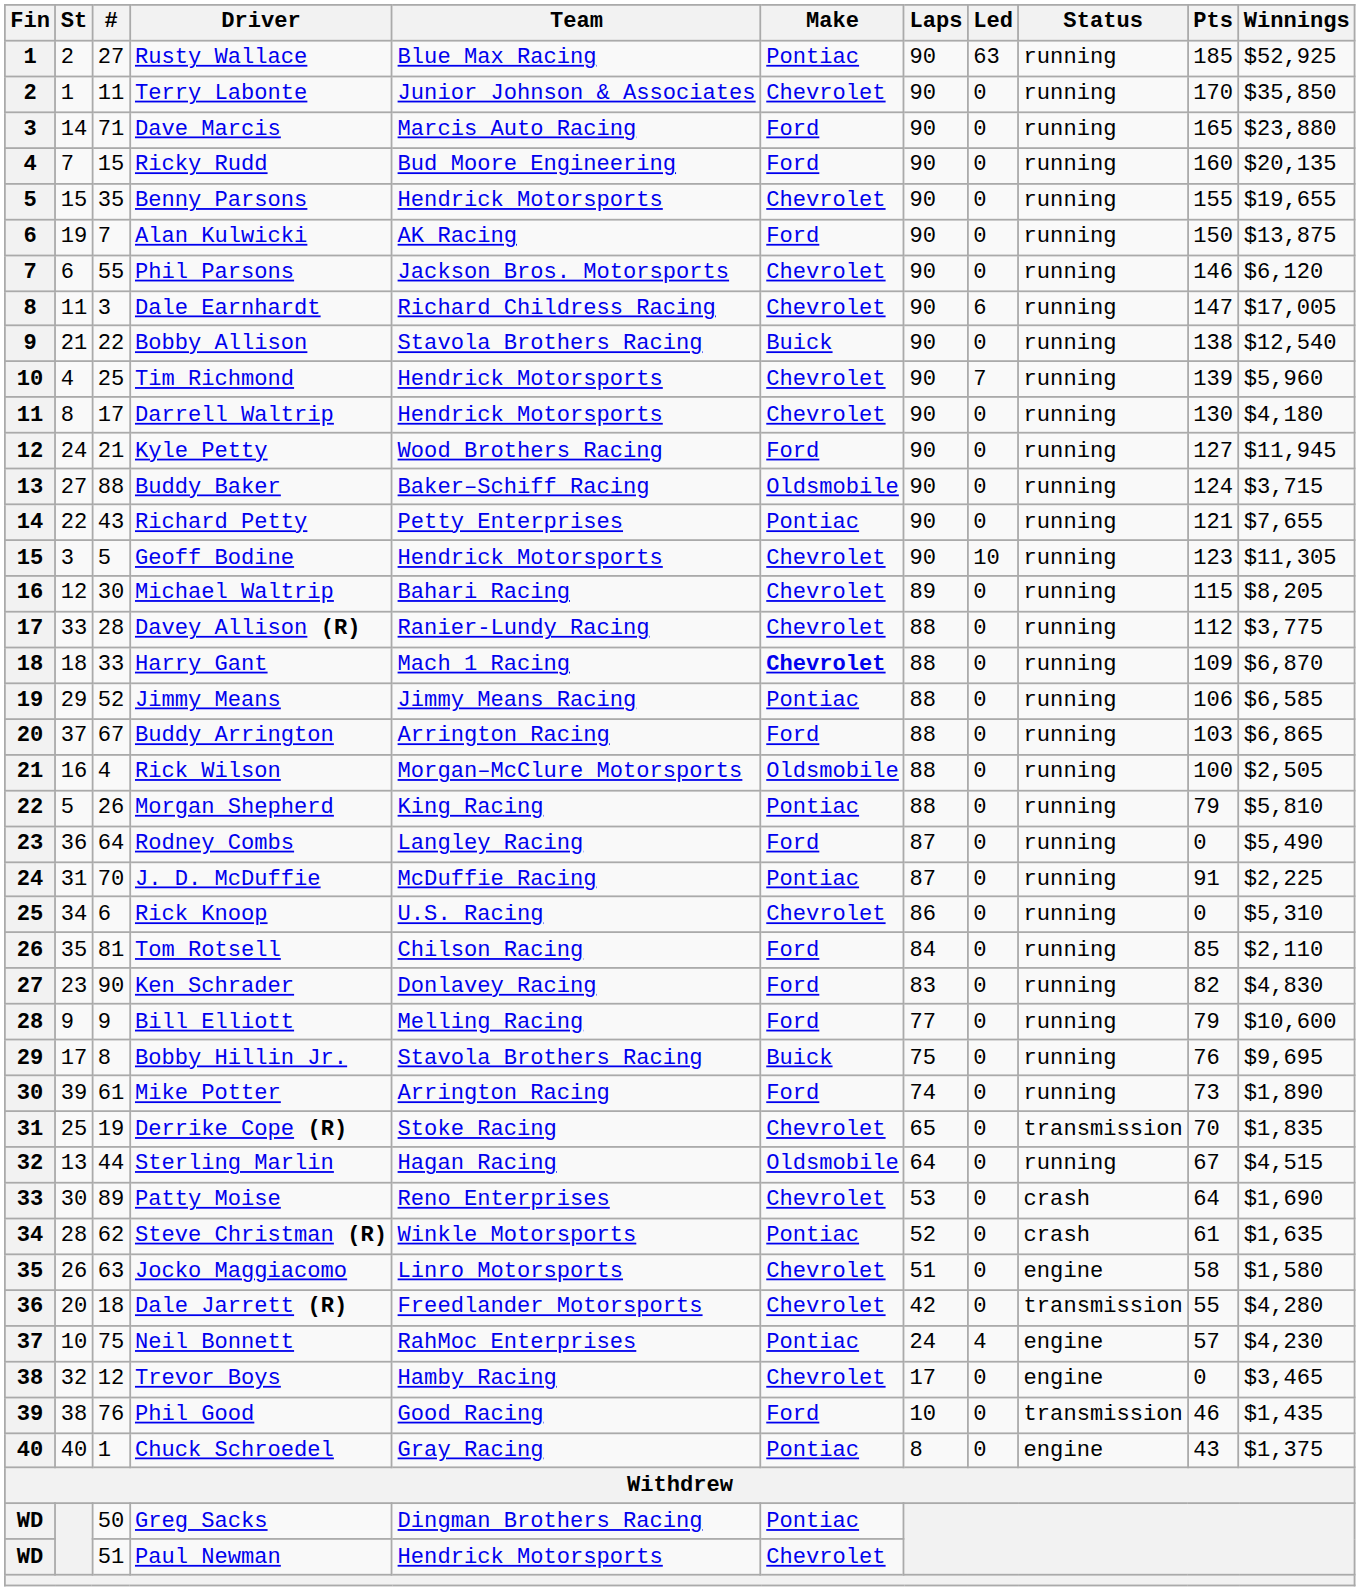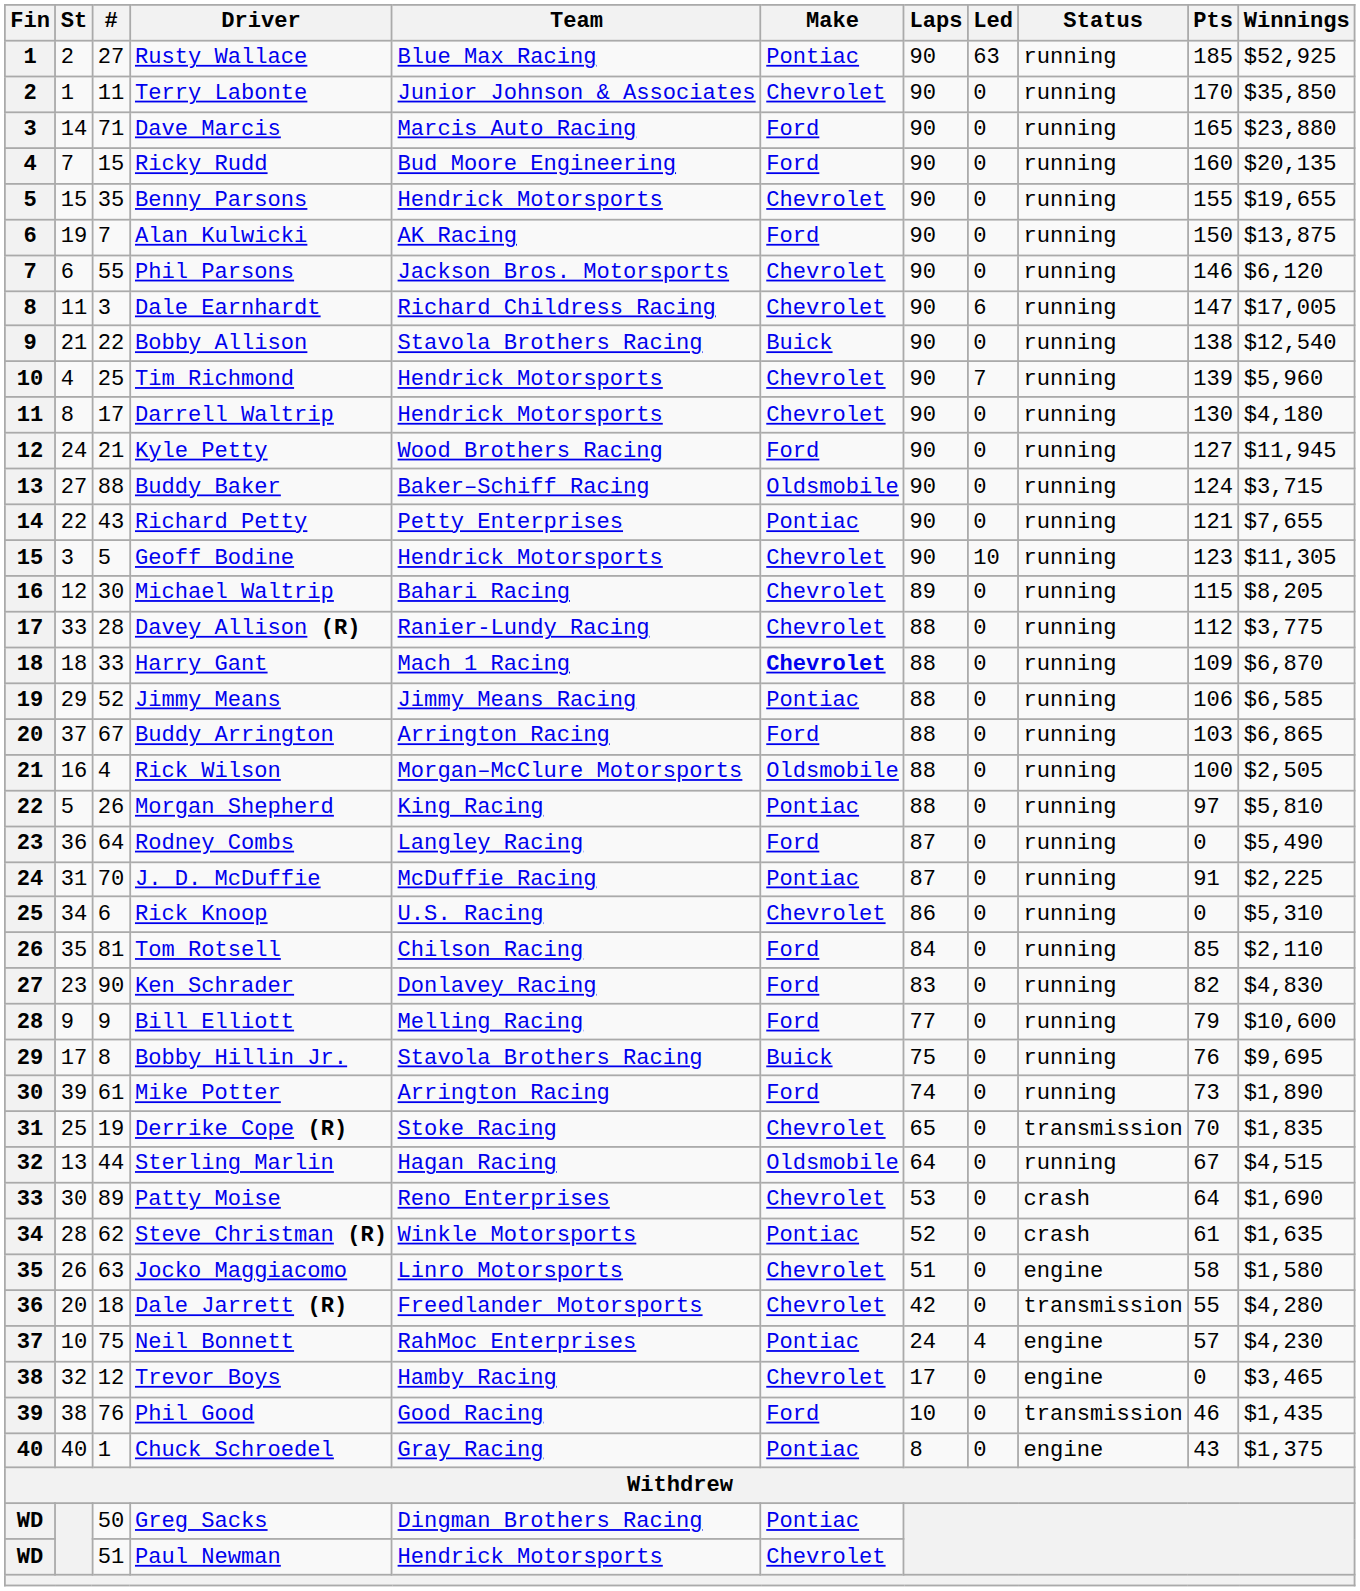(1207, 808) 79 -> (1207, 808) 97
